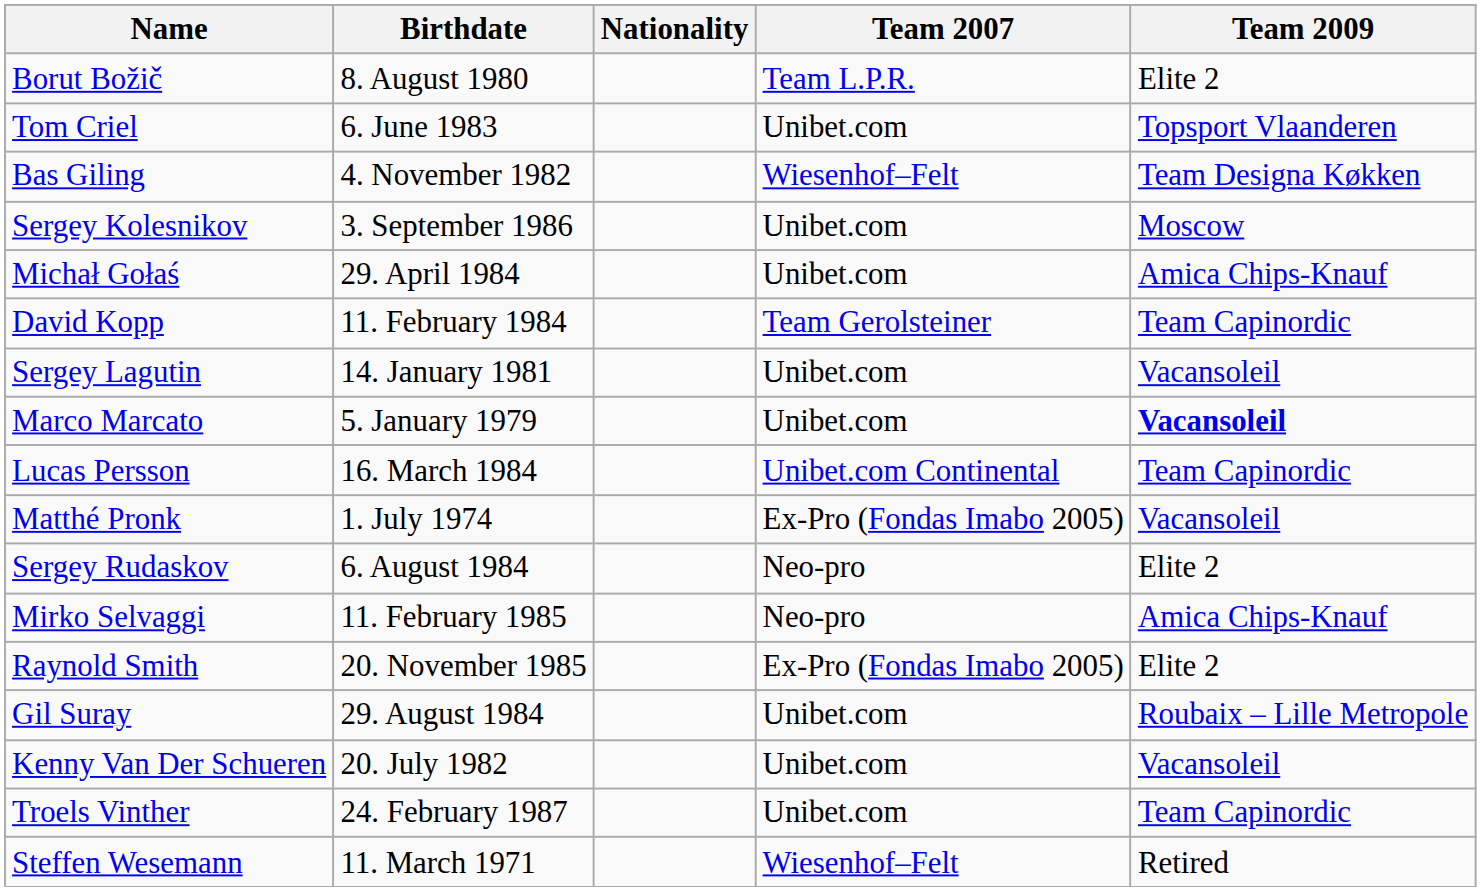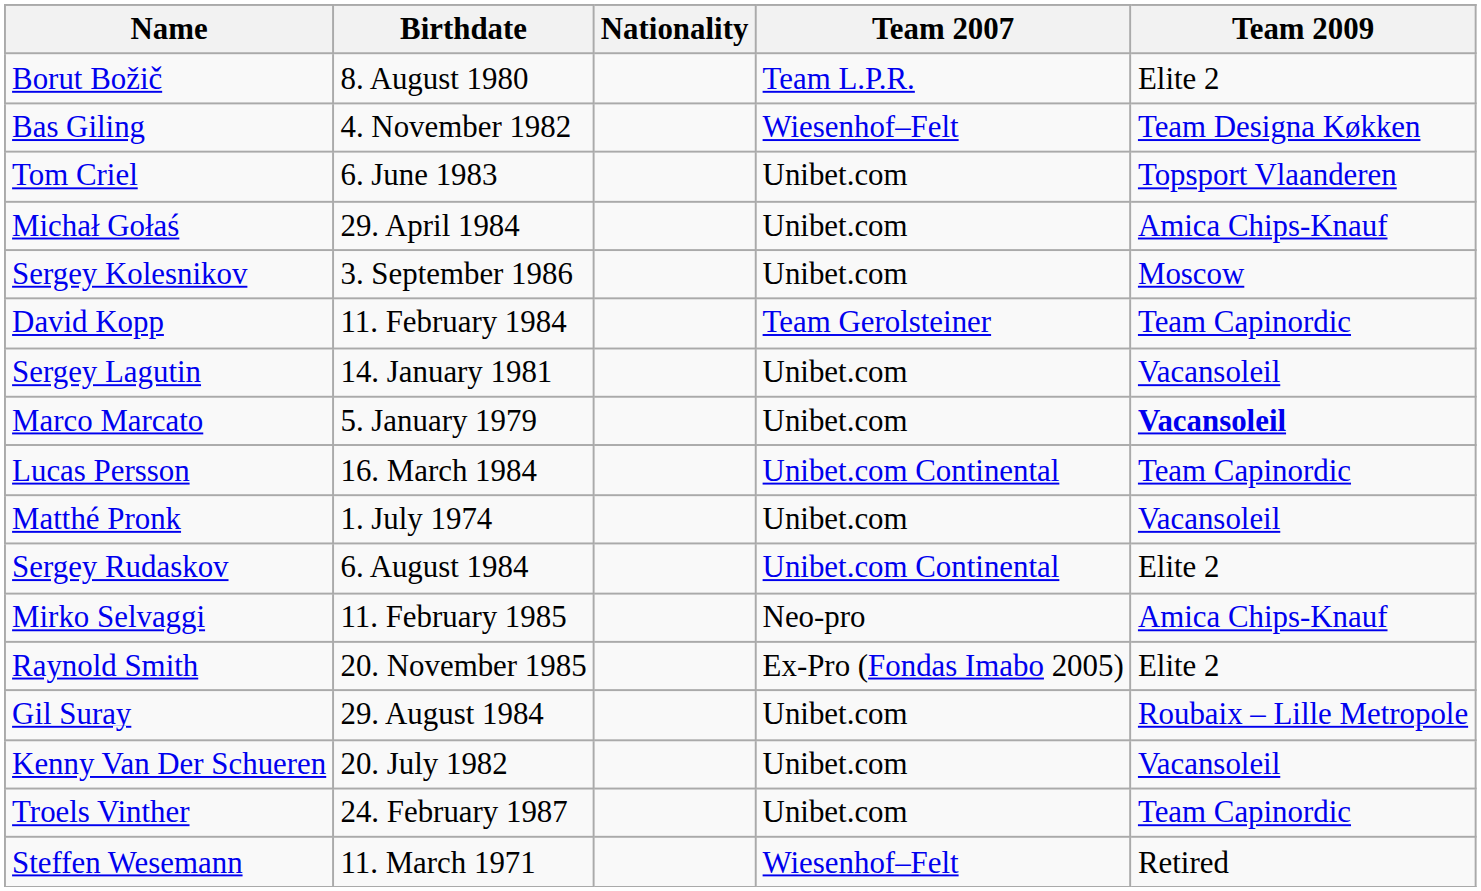rows swapped: (75, 126) <-> (79, 175)
rows swapped: (96, 273) <-> (130, 224)
(943, 518) Ex-Pro (Fondas Imabo 2005) -> (835, 518) Unibet.com
(814, 567) Neo-pro -> (911, 567) Unibet.com Continental
